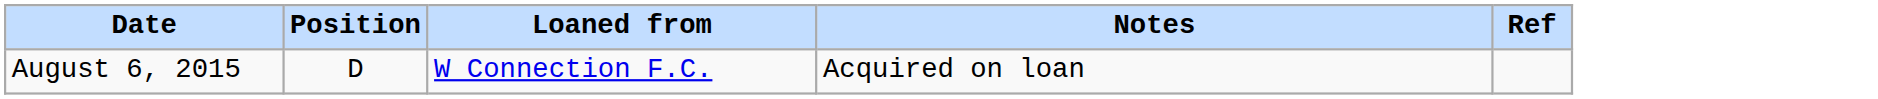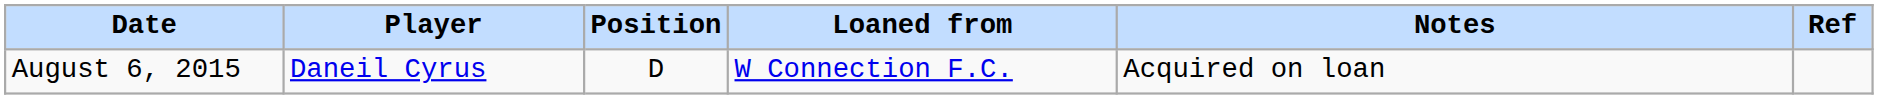+ column: (434, 27)
